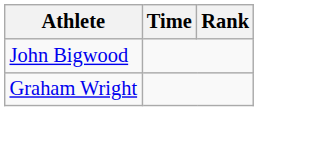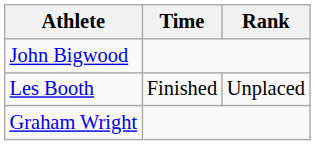+ row: (52, 89)
